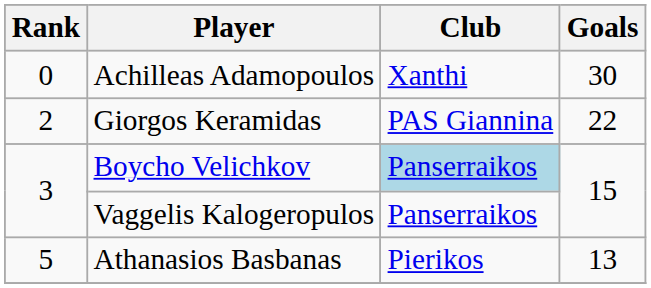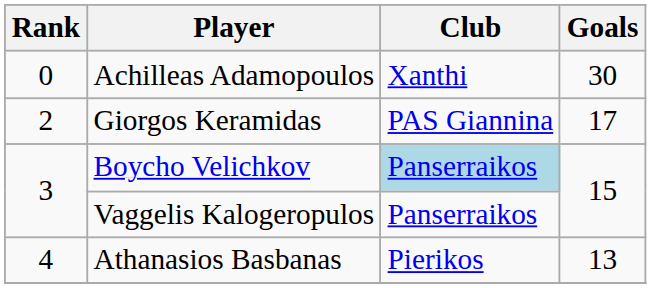(603, 120) 22 -> (603, 120) 17
(46, 259) 5 -> (46, 259) 4
